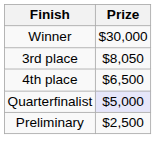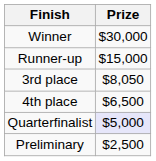+ row: (50, 58)
